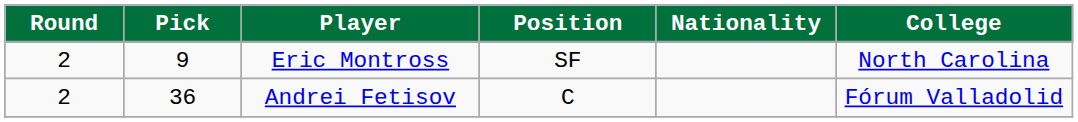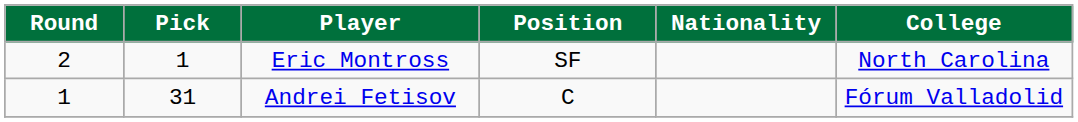(183, 60) 9 -> (183, 60) 1
(64, 98) 2 -> (64, 98) 1
(183, 98) 36 -> (183, 98) 31
